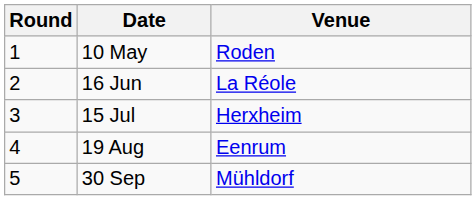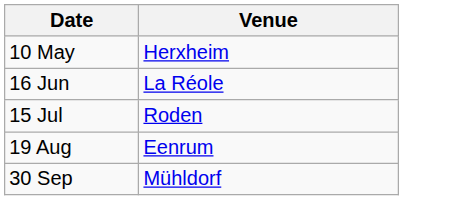- column: (41, 20)
(245, 52) Roden -> (186, 52) Herxheim
(259, 115) Herxheim -> (173, 115) Roden
